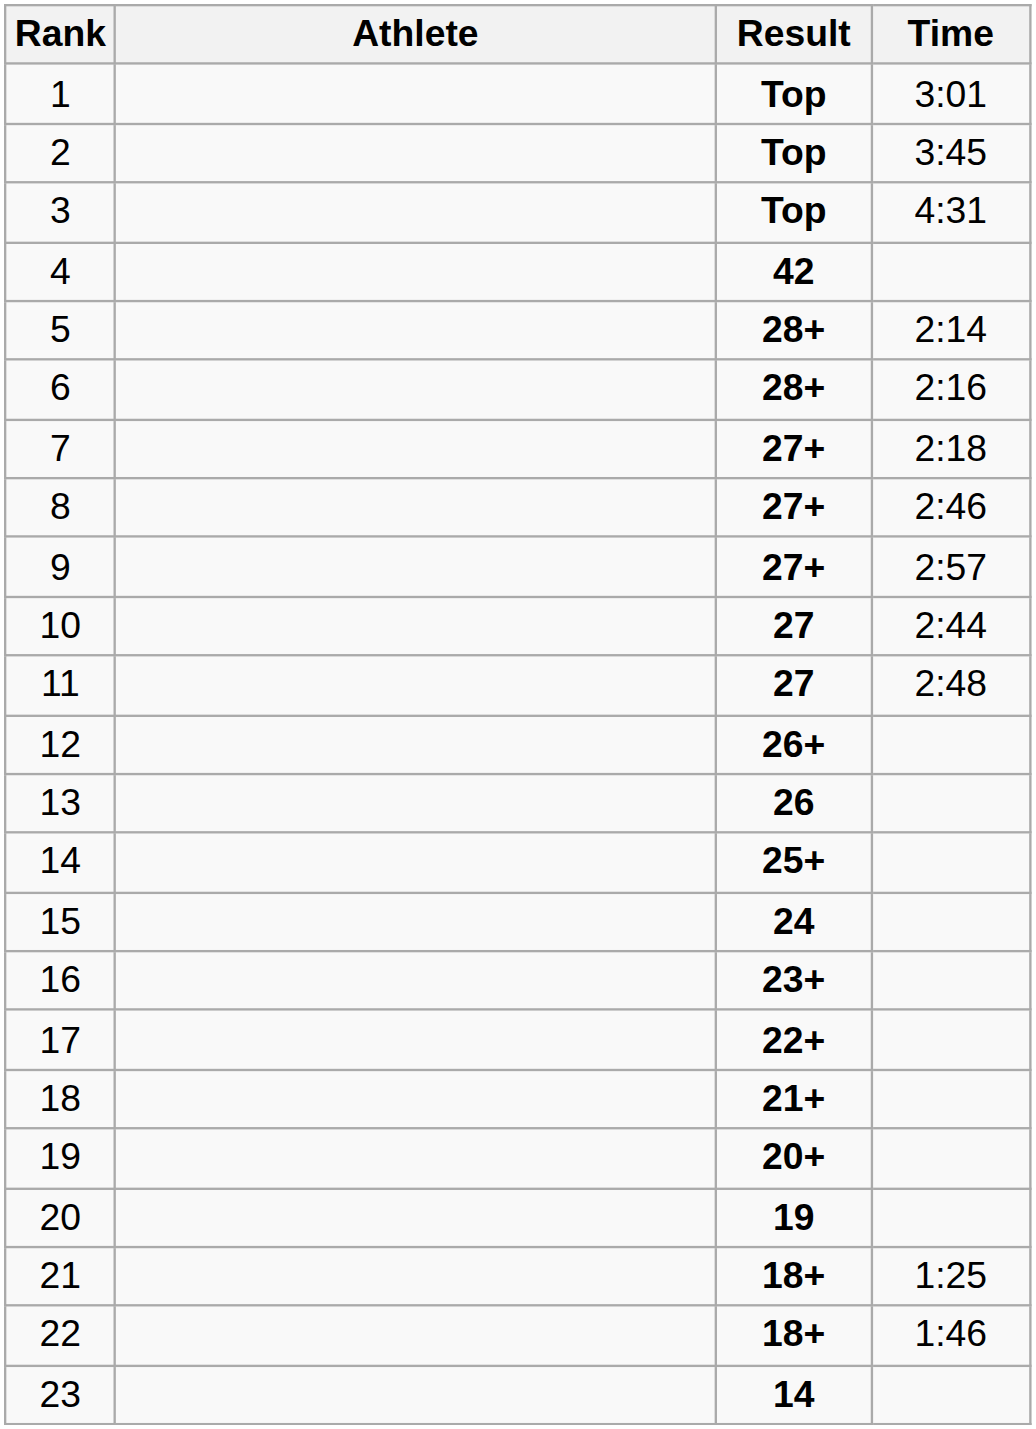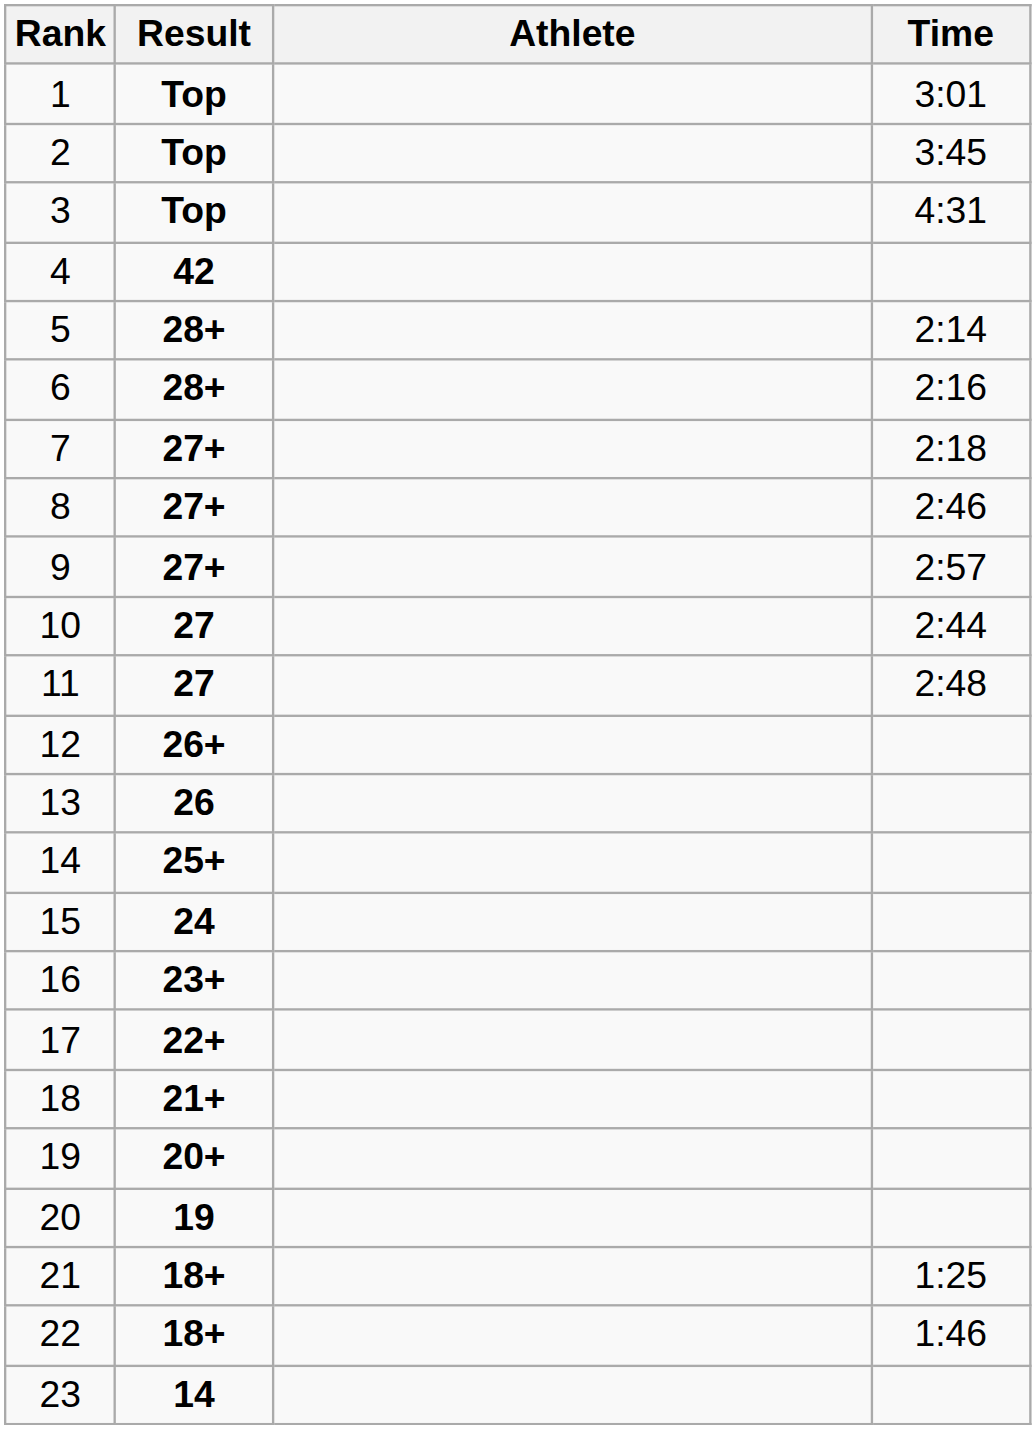columns swapped: (415, 34) <-> (794, 34)
